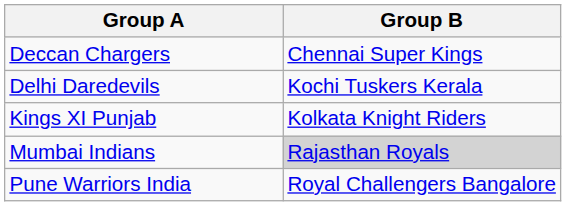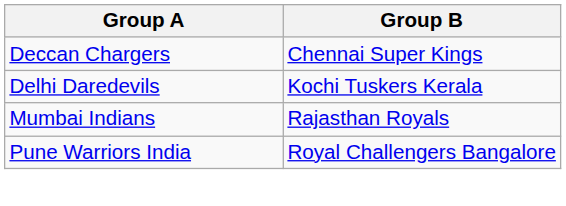- row: (83, 119)
(368, 151) lightgrey background -> (368, 119) no background
